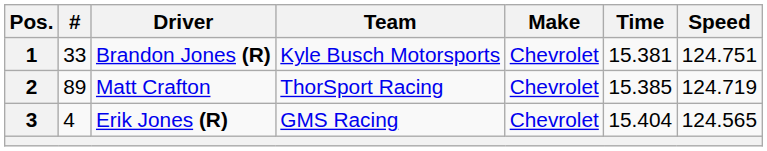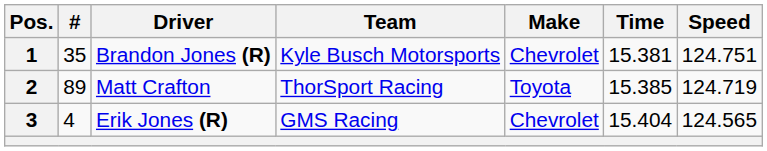(75, 54) 33 -> (75, 54) 35
(554, 87) Chevrolet -> (540, 87) Toyota
